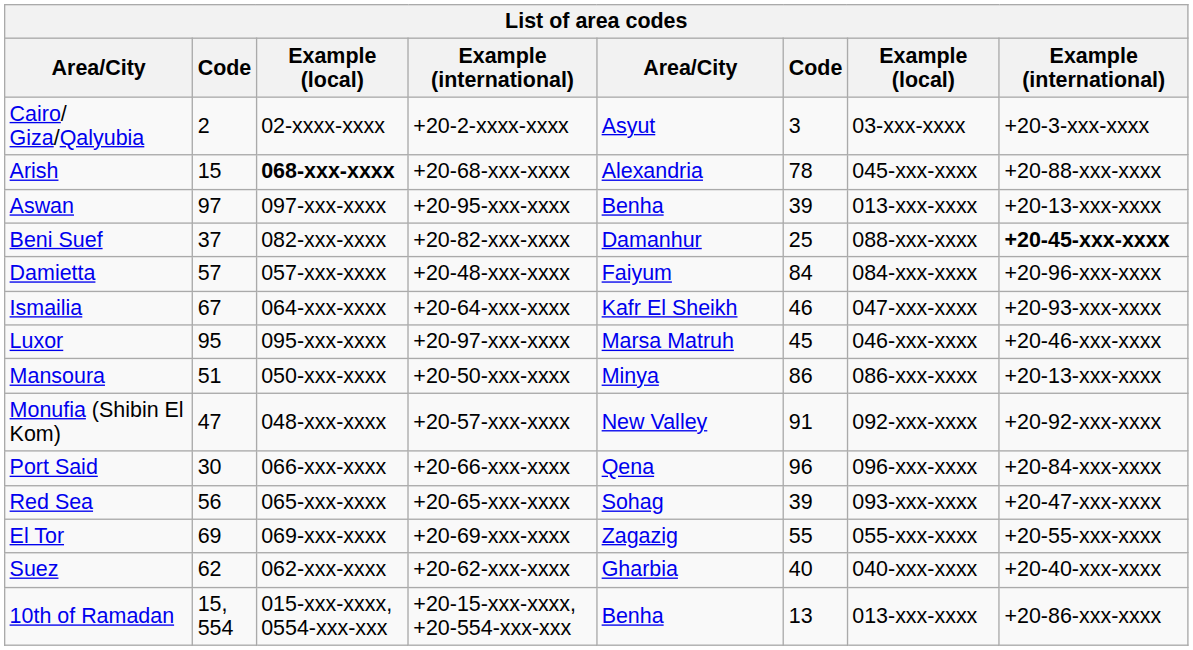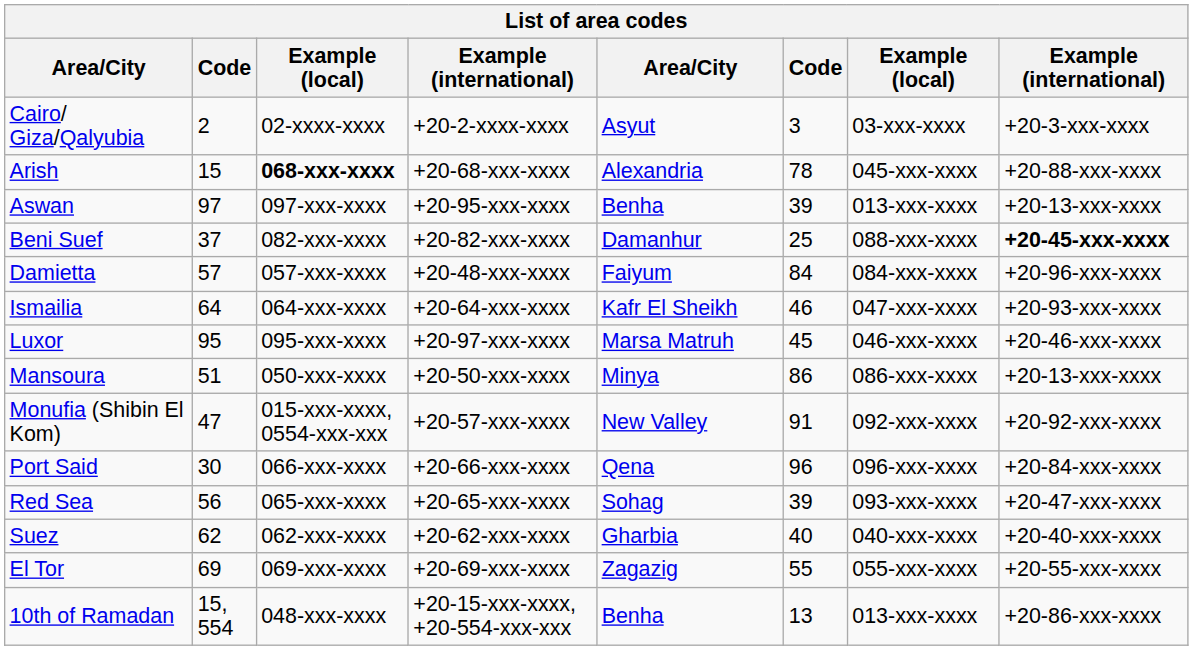(210, 307) 67 -> (210, 307) 64
(324, 421) 048-xxx-xxxx -> (327, 421) 015-xxx-xxxx, 0554-xxx-xxx
rows swapped: (34, 569) <-> (37, 535)
(327, 615) 015-xxx-xxxx, 0554-xxx-xxx -> (324, 615) 048-xxx-xxxx
